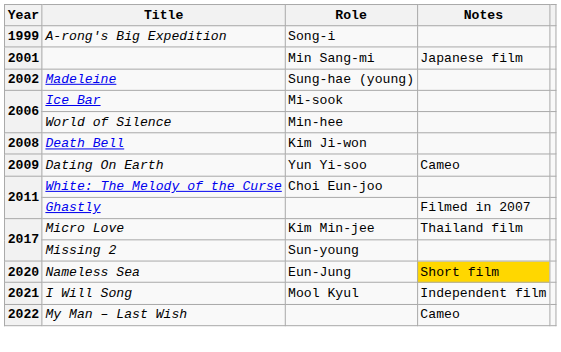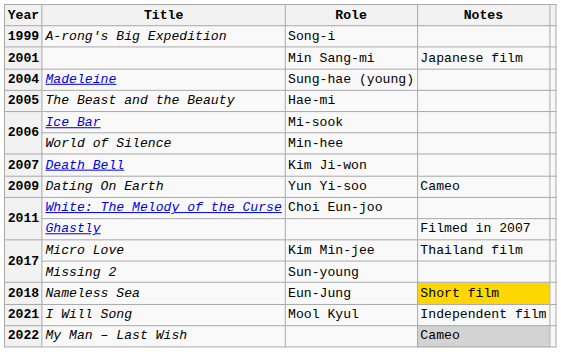(23, 79) 2002 -> (23, 79) 2004
+ row: (140, 101)
(23, 144) 2008 -> (23, 165) 2007
(23, 272) 2020 -> (23, 293) 2018
(440, 315) no background -> (440, 336) lightgrey background
